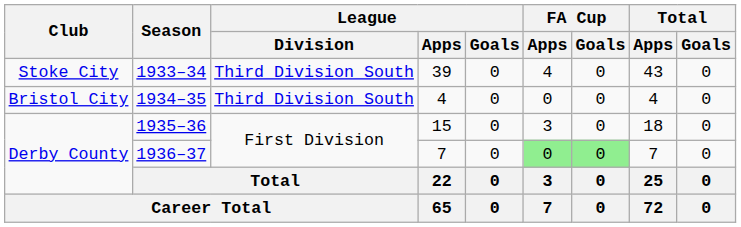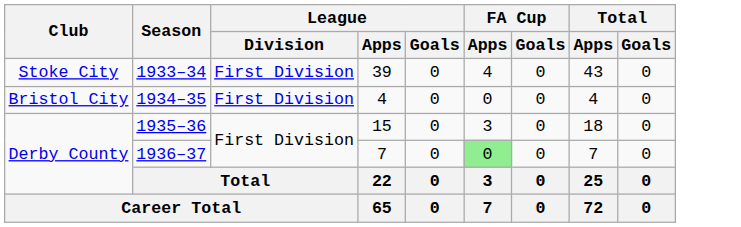(314, 72) Third Division South -> (284, 72) First Division
(314, 100) Third Division South -> (284, 100) First Division
(600, 154) lightgreen background -> (540, 154) no background
